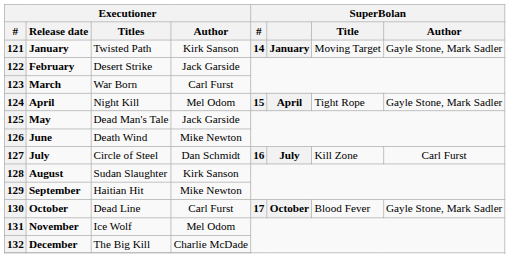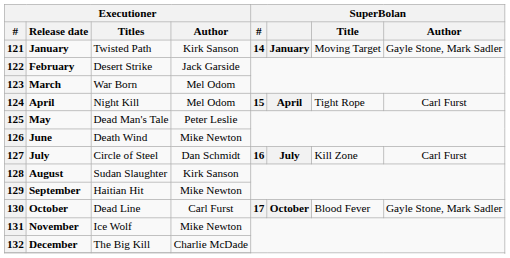(211, 84) Carl Furst -> (211, 84) Mel Odom
(444, 102) Gayle Stone, Mark Sadler -> (444, 102) Carl Furst
(211, 119) Jack Garside -> (211, 119) Peter Leslie
(211, 226) Mel Odom -> (211, 226) Mike Newton
